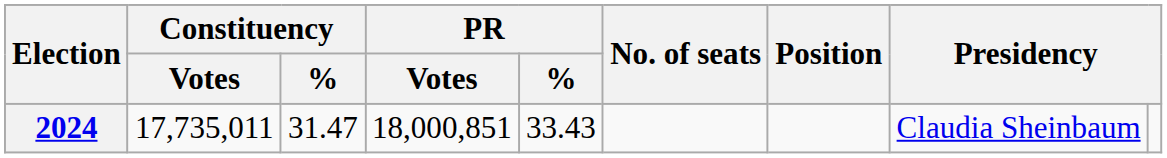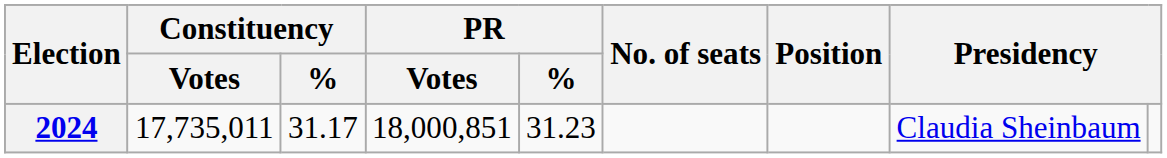(323, 127) 31.47 -> (323, 127) 31.17
(561, 127) 33.43 -> (561, 127) 31.23
